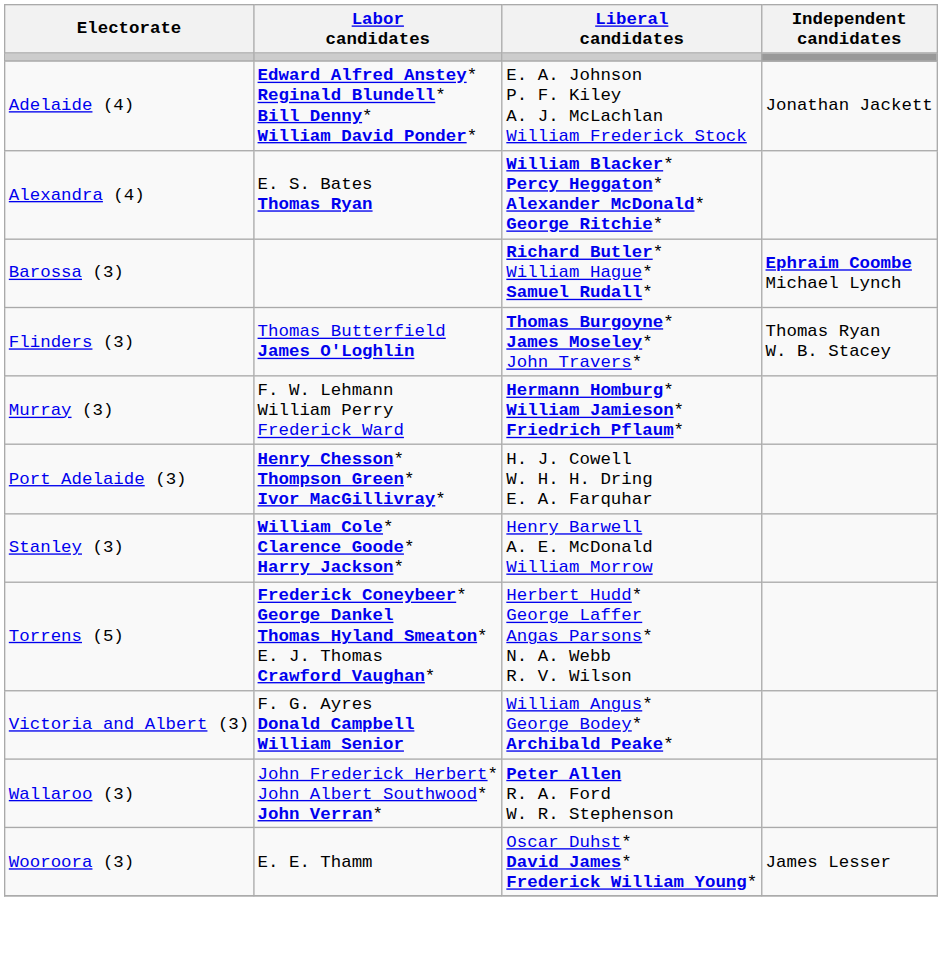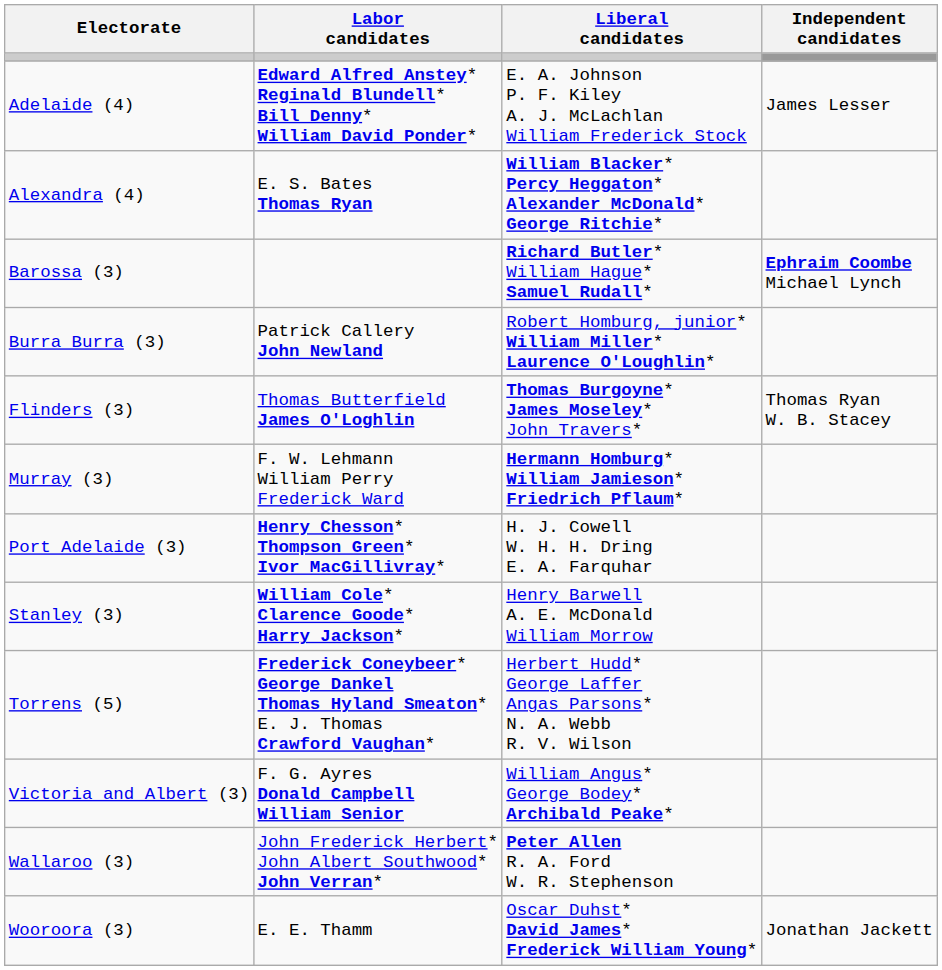(849, 106) Jonathan Jackett -> (828, 106) James Lesser
+ row: (87, 342)
(828, 862) James Lesser -> (849, 931) Jonathan Jackett
